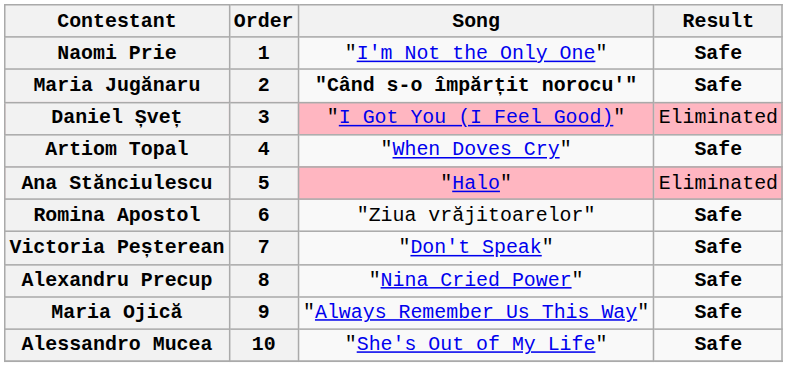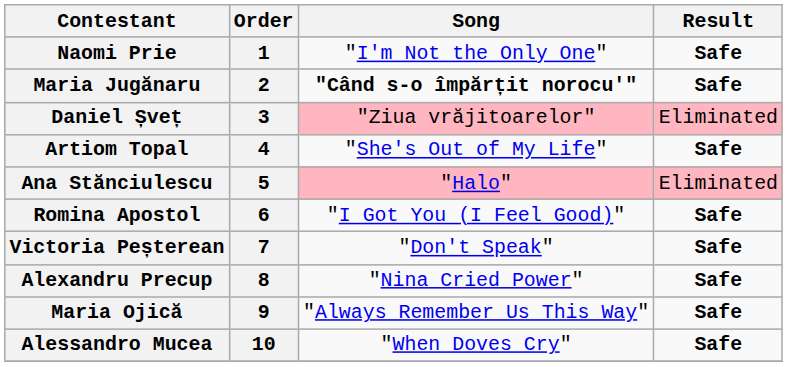(476, 118) "I Got You (I Feel Good)" -> (476, 118) "Ziua vrăjitoarelor"
(476, 151) "When Doves Cry" -> (476, 151) "She's Out of My Life"
(476, 215) "Ziua vrăjitoarelor" -> (476, 215) "I Got You (I Feel Good)"
(476, 345) "She's Out of My Life" -> (476, 345) "When Doves Cry"
